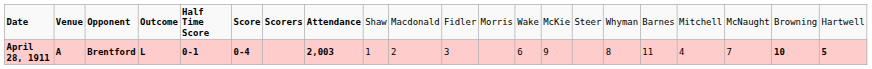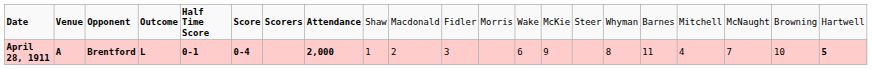(320, 52) 2,003 -> (320, 52) 2,000
(779, 52) bold -> (779, 52) normal
